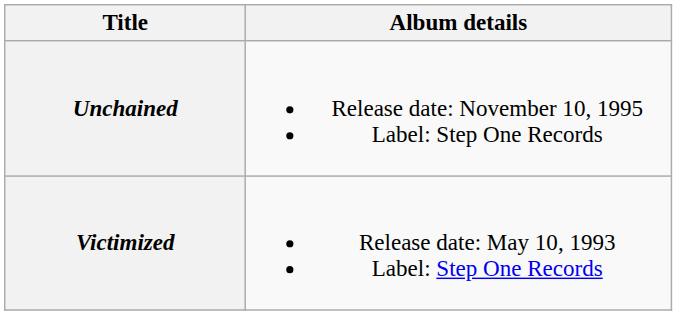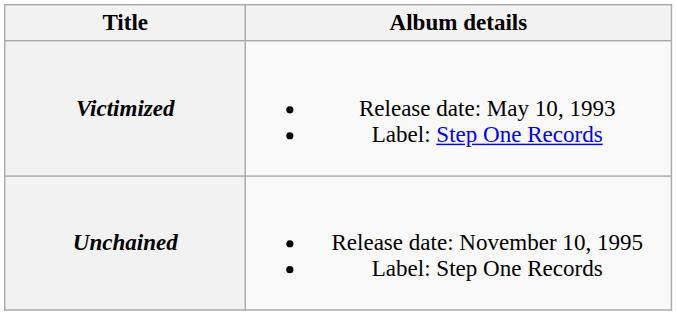rows swapped: (125, 242) <-> (125, 108)
